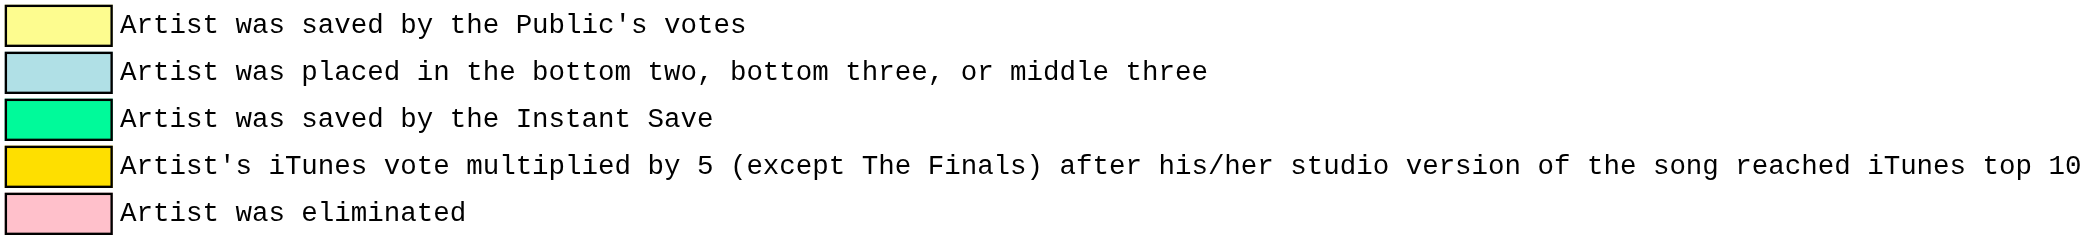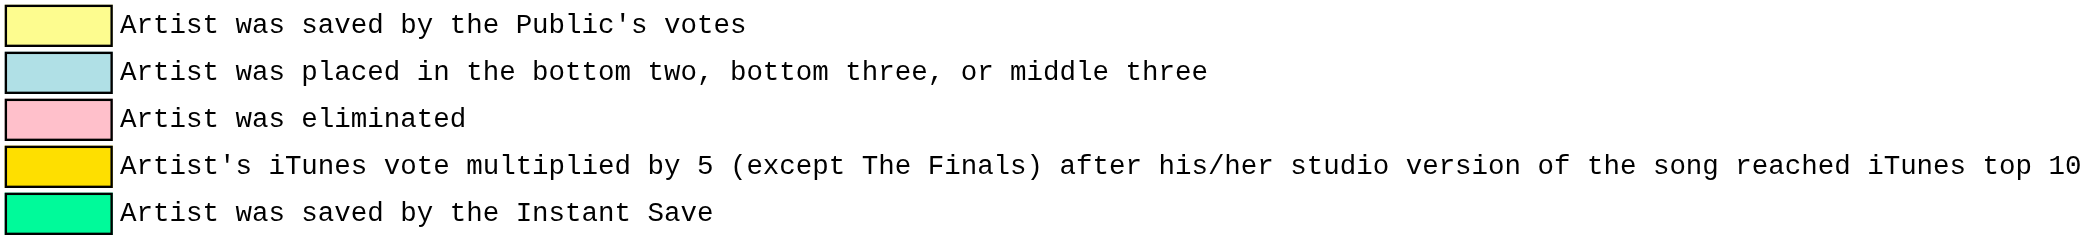rows swapped: (417, 120) <-> (293, 214)
